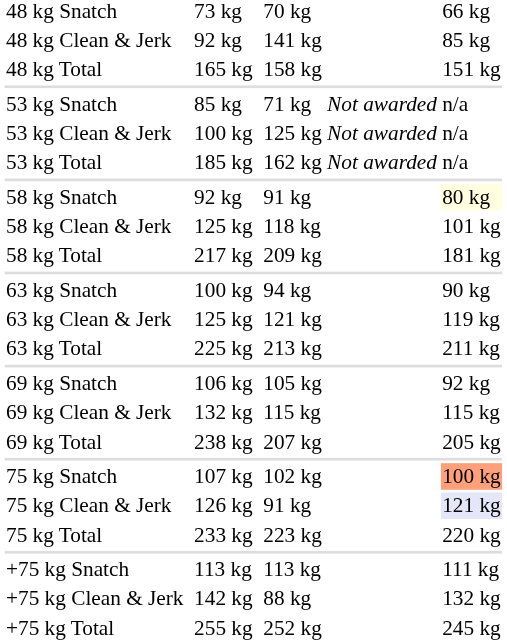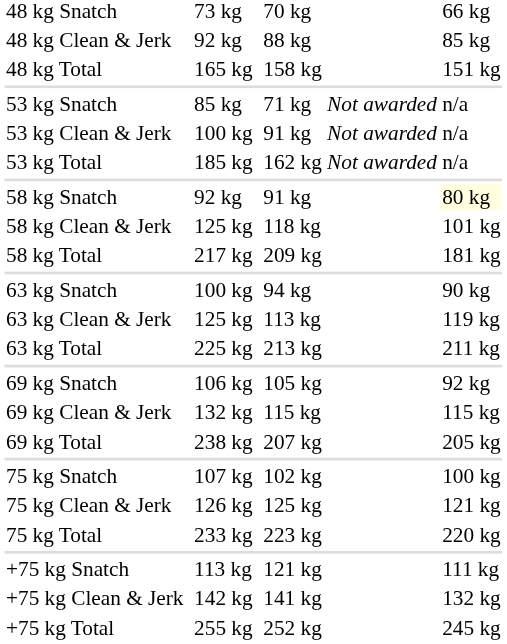(293, 40) 141 kg -> (287, 40) 88 kg
(293, 133) 125 kg -> (287, 133) 91 kg
(293, 319) 121 kg -> (292, 319) 113 kg
(471, 476) lightsalmon background -> (471, 476) no background
(287, 505) 91 kg -> (293, 505) 125 kg
(471, 505) lavender background -> (471, 505) no background
(292, 569) 113 kg -> (293, 569) 121 kg
(287, 598) 88 kg -> (293, 598) 141 kg
